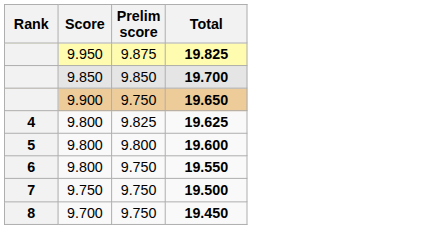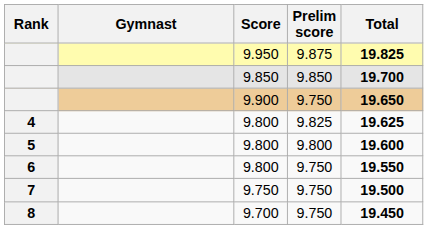+ column: (146, 24)
